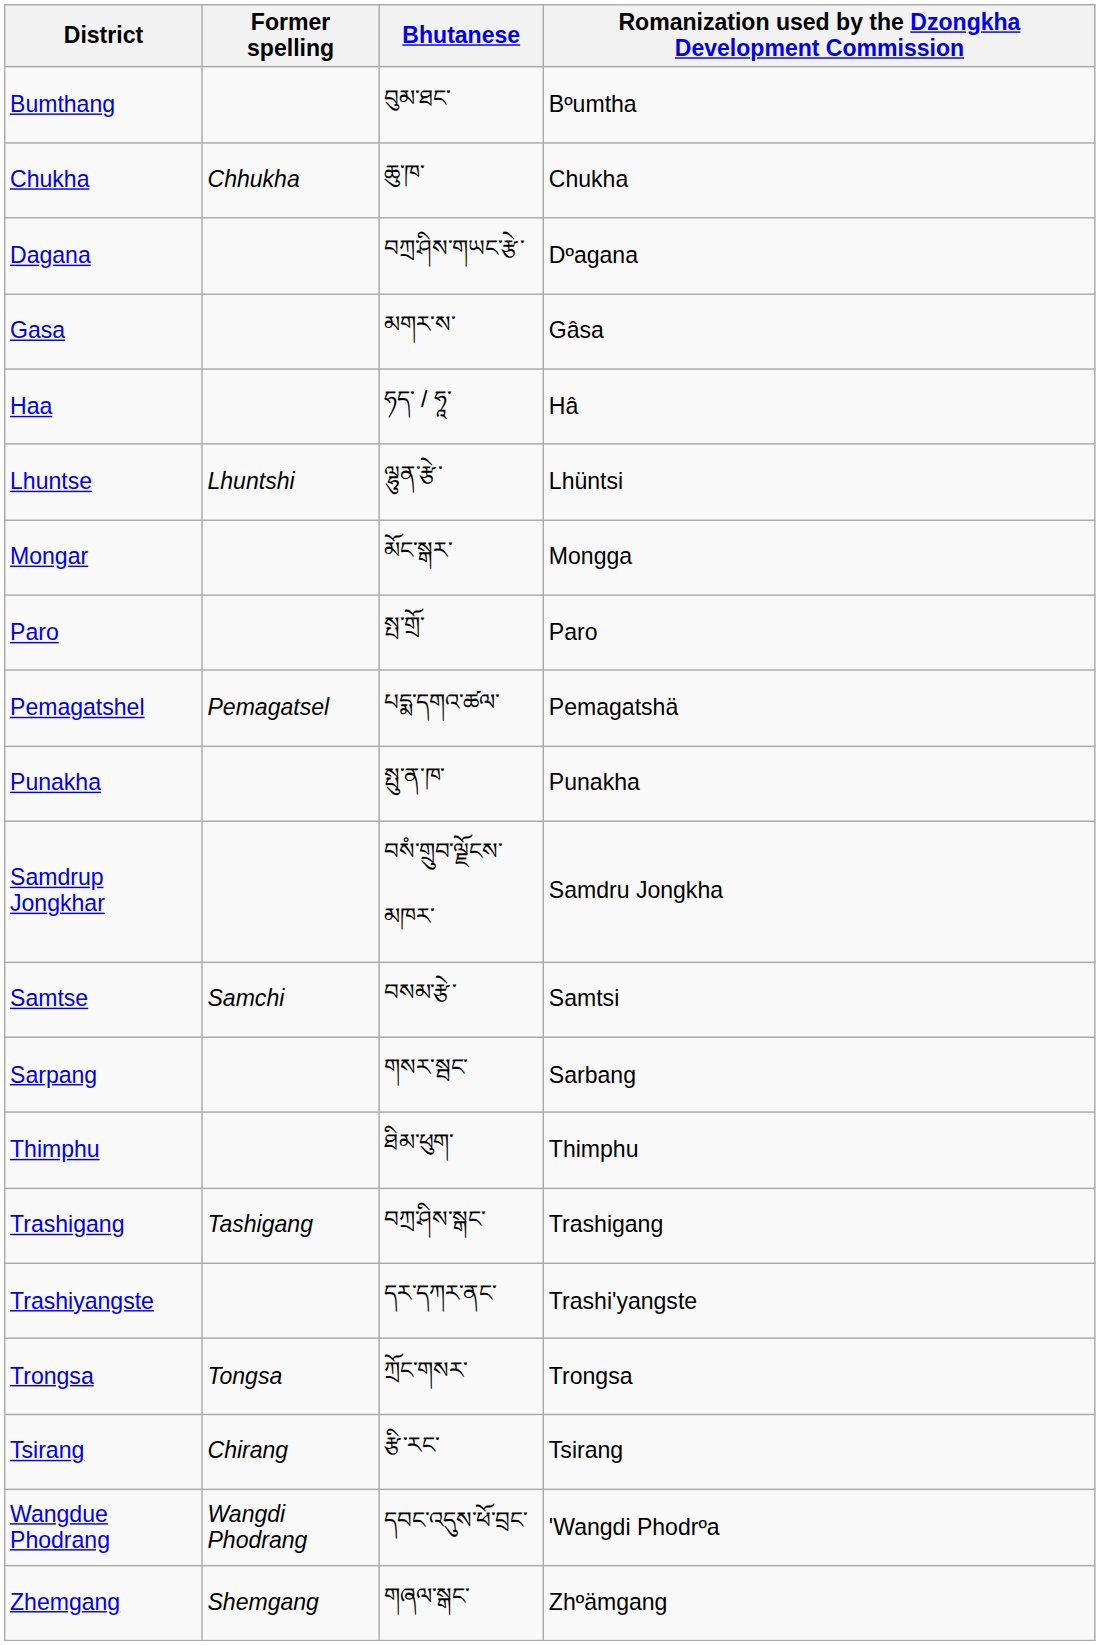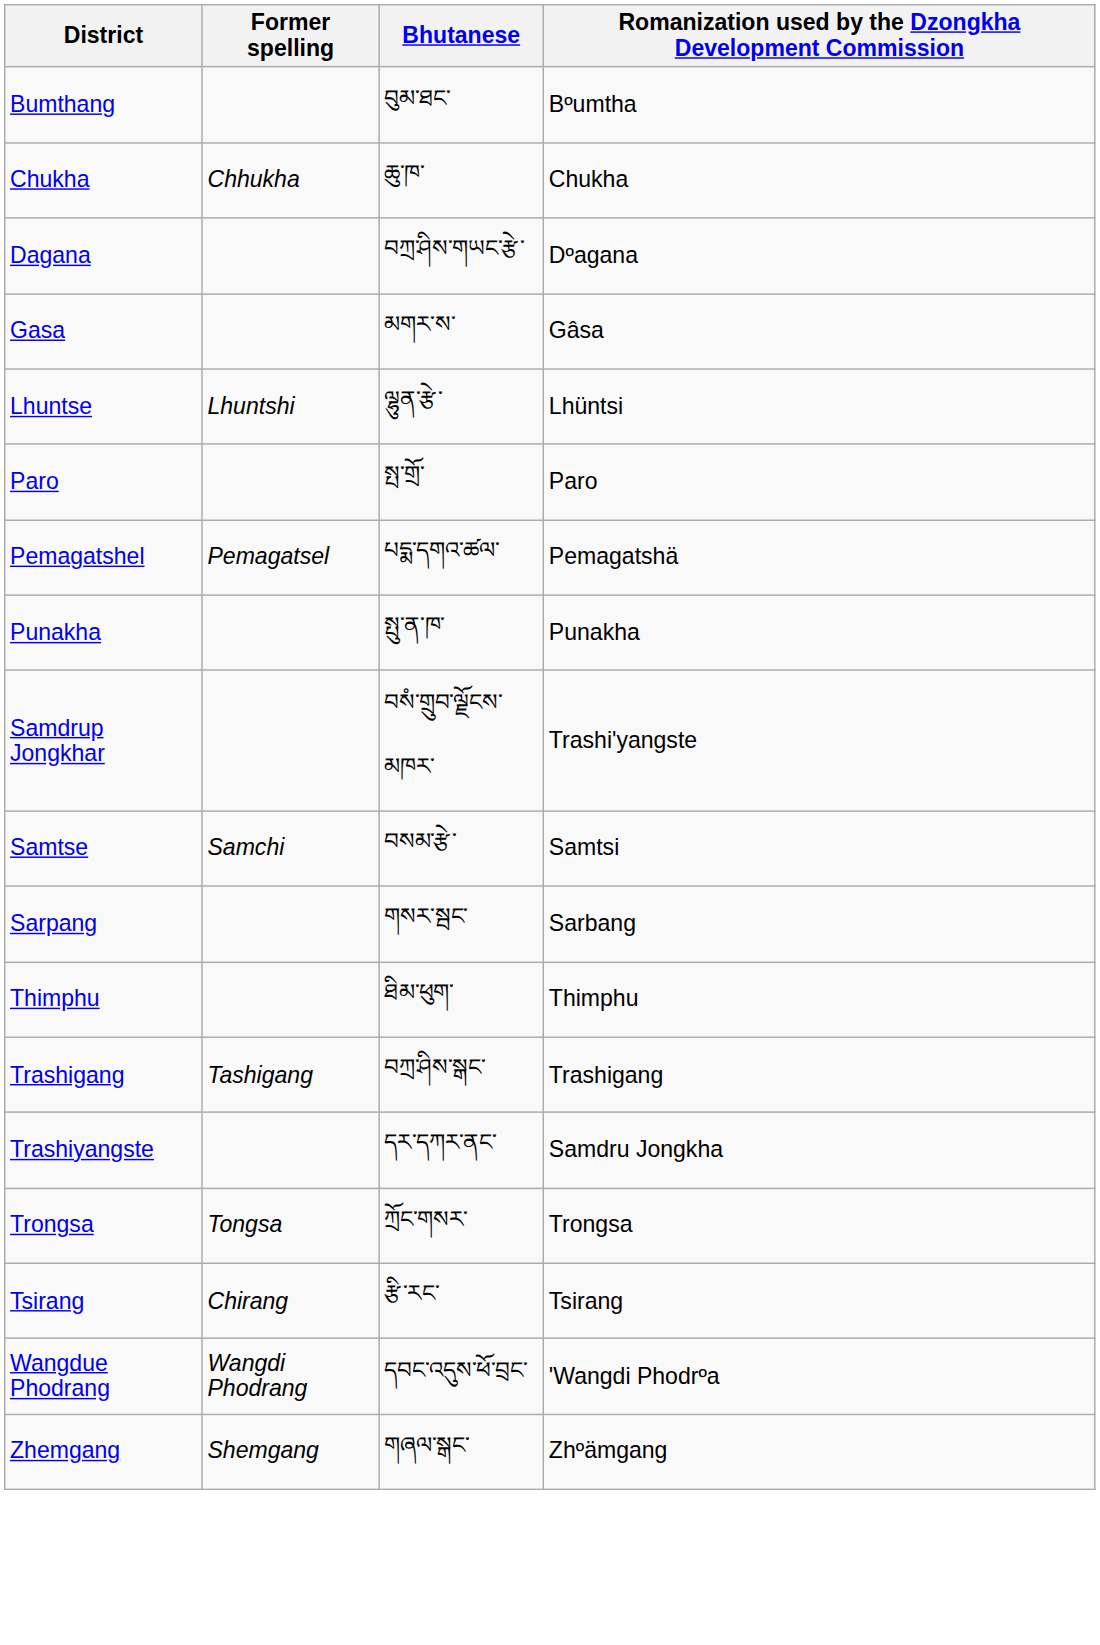- row: (31, 406)
- row: (49, 557)
(636, 891) Samdru Jongkha -> (623, 740) Trashi'yangste
(623, 1300) Trashi'yangste -> (636, 1149) Samdru Jongkha
